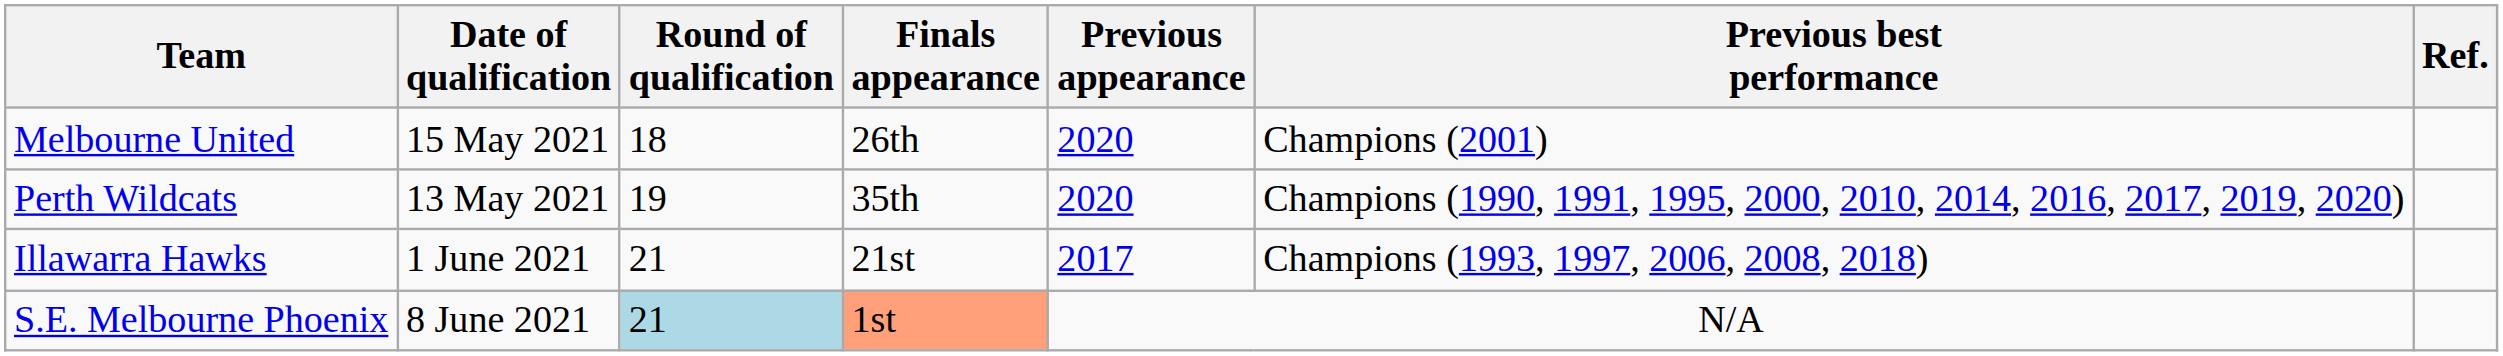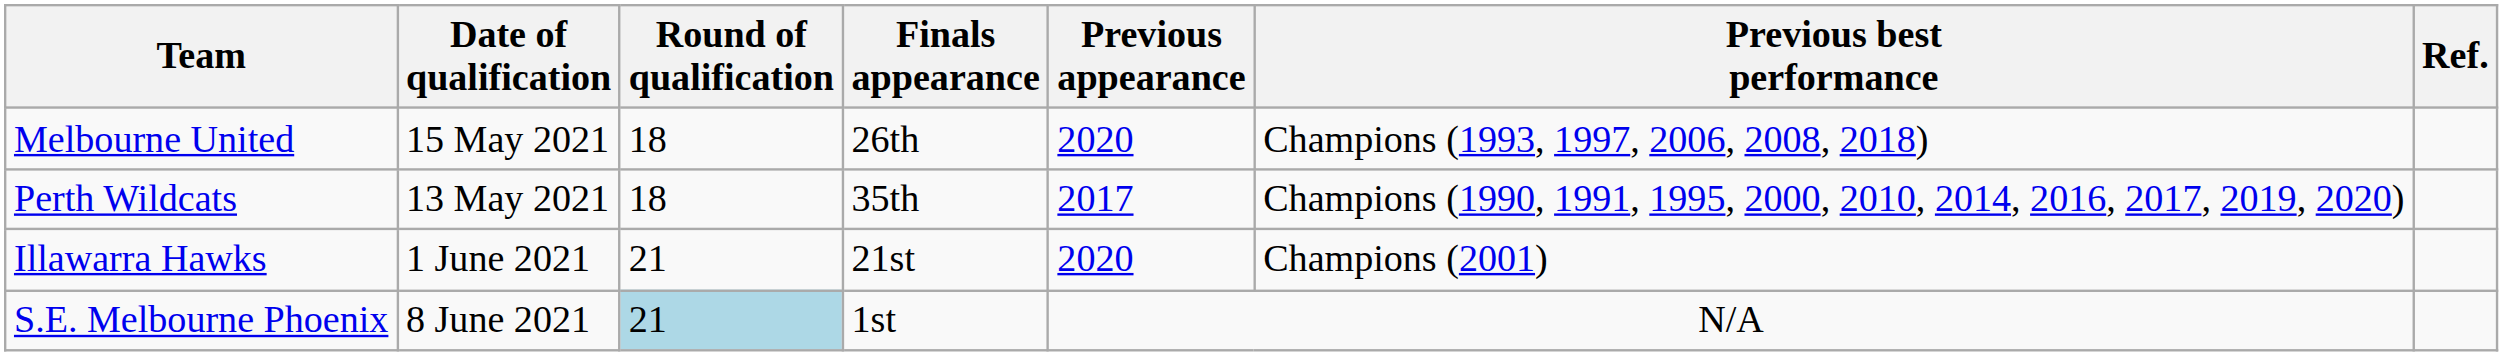(1405, 137) Champions (2001) -> (1596, 137) Champions (1993, 1997, 2006, 2008, 2018)
(648, 198) 19 -> (648, 198) 18
(1095, 198) 2020 -> (1095, 198) 2017
(1095, 258) 2017 -> (1095, 258) 2020
(1596, 258) Champions (1993, 1997, 2006, 2008, 2018) -> (1405, 258) Champions (2001)
(874, 319) lightsalmon background -> (874, 319) no background
